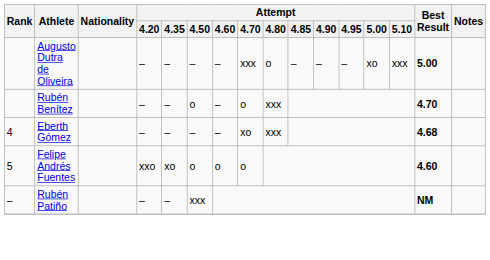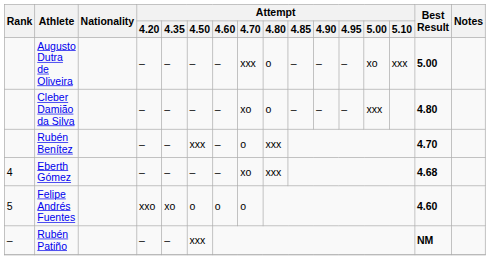+ row: (56, 110)
(193, 104) o -> (197, 144) xxx
